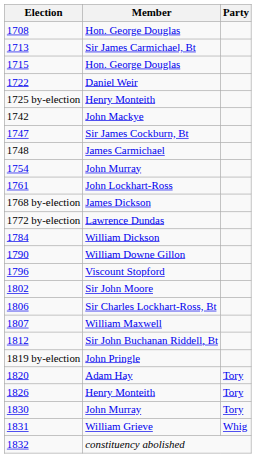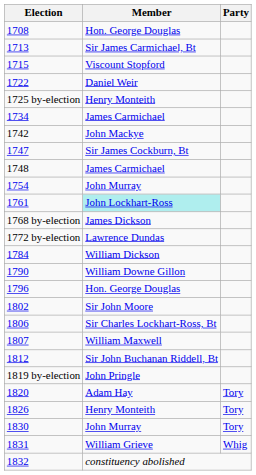(133, 64) Hon. George Douglas -> (125, 64) Viscount Stopford
+ row: (18, 116)
(129, 185) no background -> (129, 202) paleturquoise background
(125, 271) Viscount Stopford -> (133, 289) Hon. George Douglas
